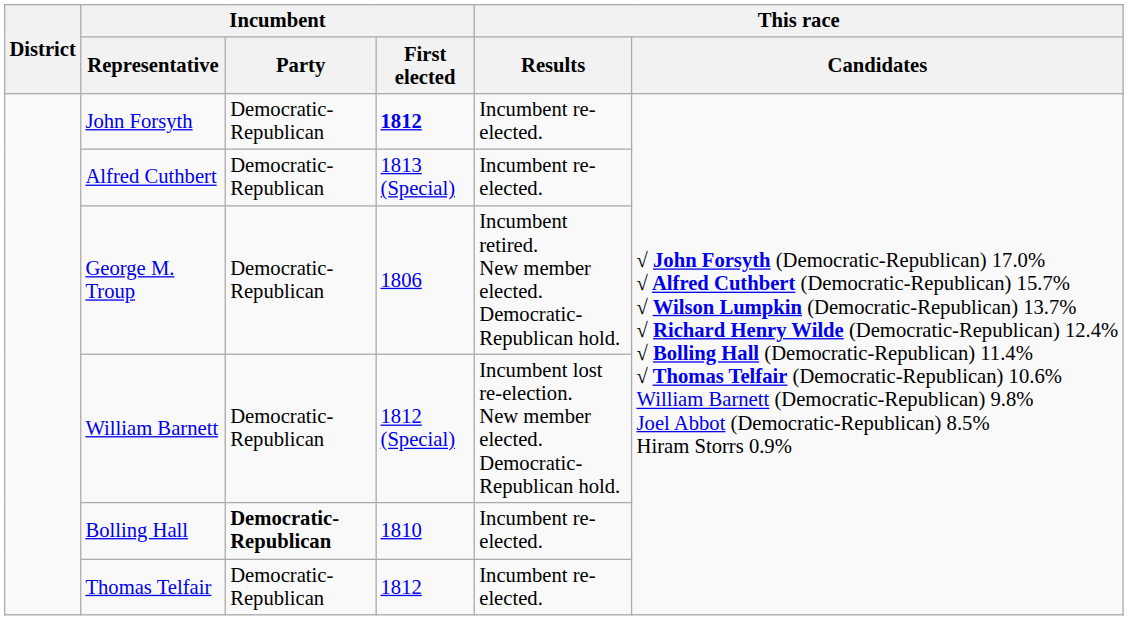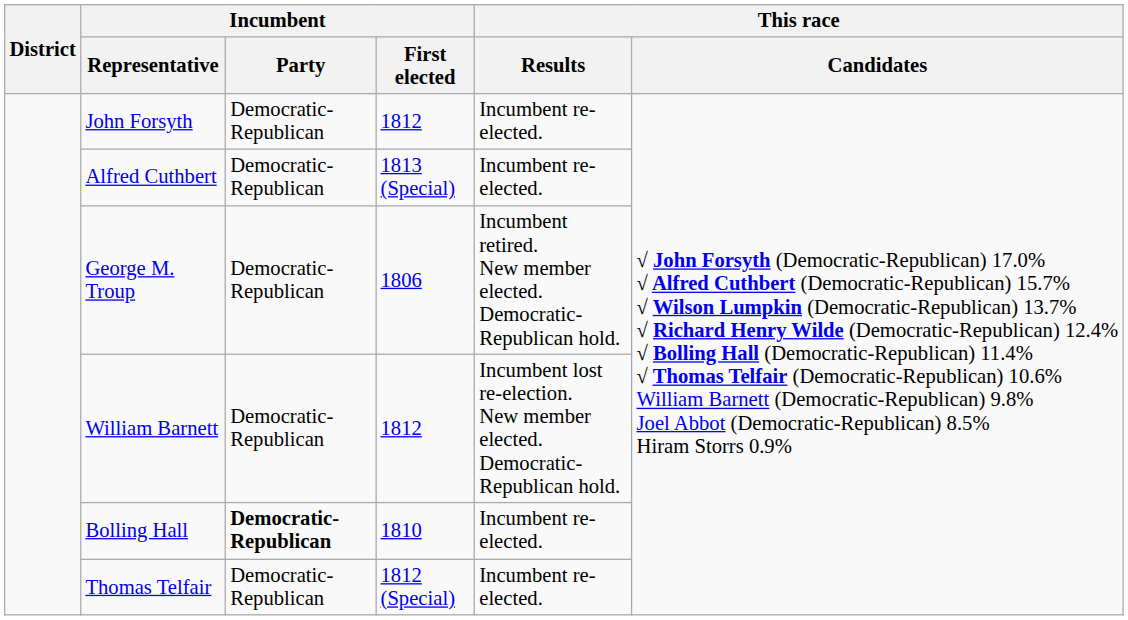(401, 121) bold -> (401, 121) normal
(418, 428) 1812 (Special) -> (401, 428) 1812
(401, 586) 1812 -> (418, 586) 1812 (Special)
